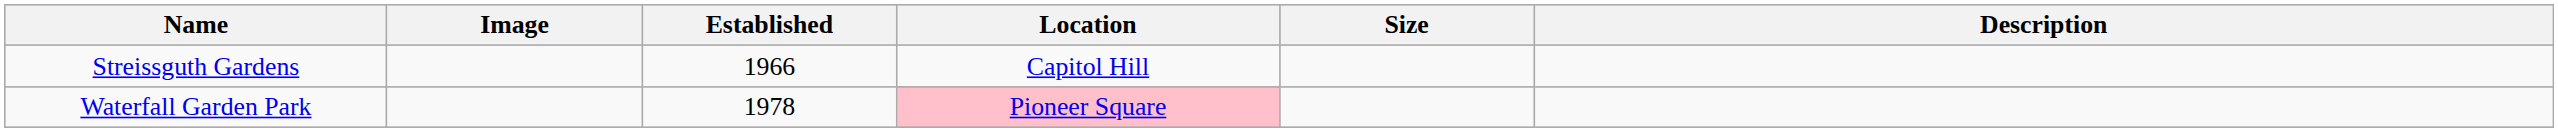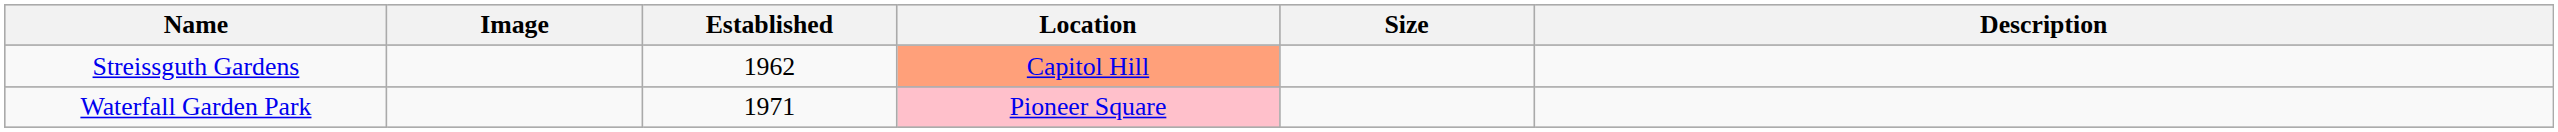(769, 65) 1966 -> (769, 65) 1962
(1088, 65) no background -> (1088, 65) lightsalmon background
(769, 106) 1978 -> (769, 106) 1971
